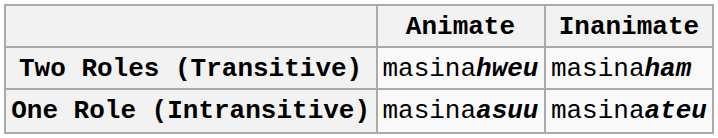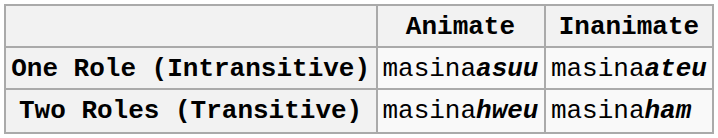rows swapped: (191, 111) <-> (191, 69)
